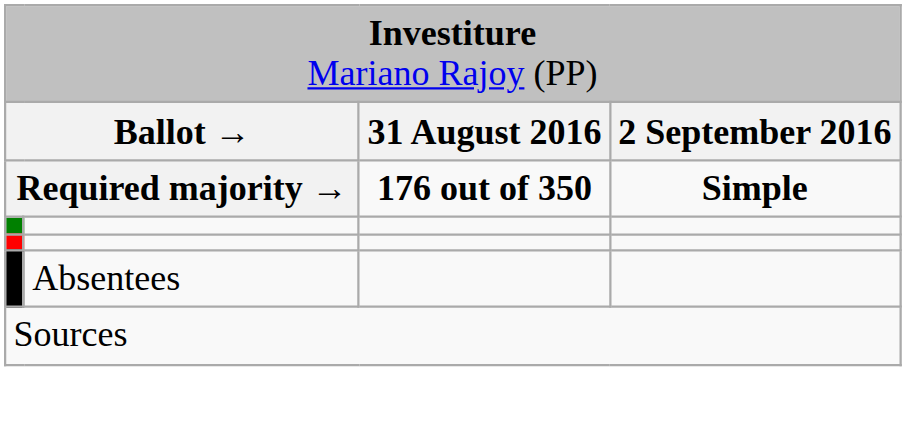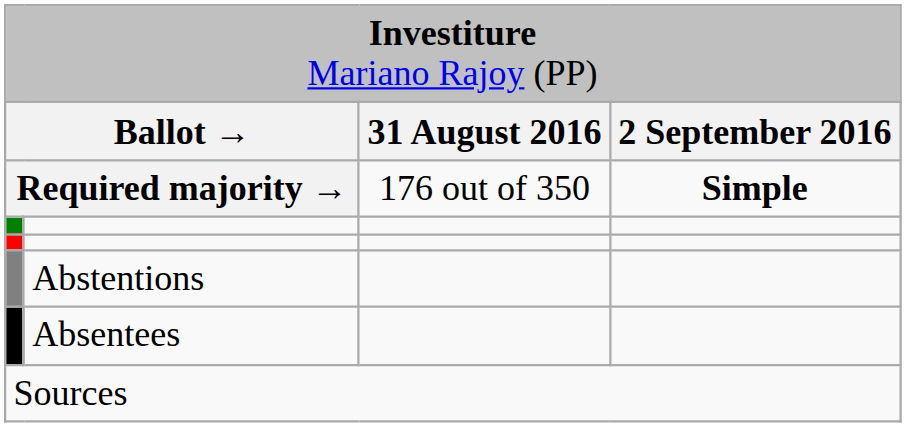(485, 187) bold -> (485, 187) normal
+ row: (15, 279)
